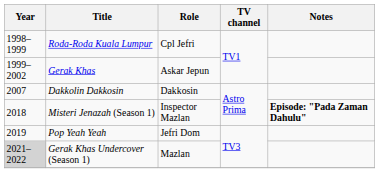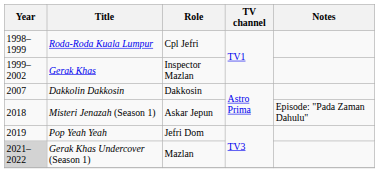(185, 70) Askar Jepun -> (183, 70) Inspector Mazlan
(179, 112) Inspector Mazlan -> (189, 112) Askar Jepun
(319, 112) bold -> (320, 112) normal
